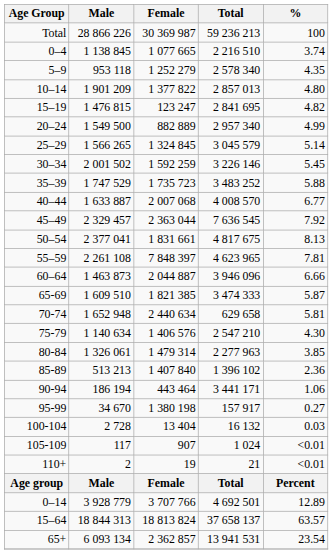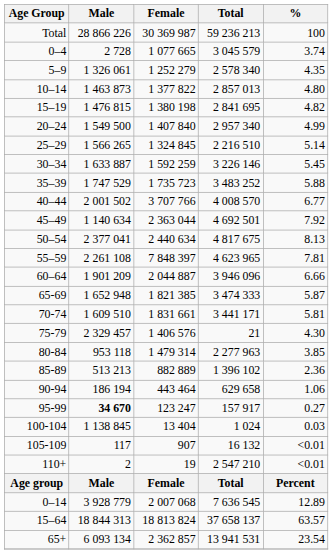(107, 51) 1 138 845 -> (118, 51) 2 728
(237, 51) 2 216 510 -> (237, 51) 3 045 579
(112, 70) 953 118 -> (107, 70) 1 326 061
(107, 88) 1 901 209 -> (107, 88) 1 463 873
(176, 107) 123 247 -> (172, 107) 1 380 198
(176, 126) 882 889 -> (172, 126) 1 407 840
(237, 145) 3 045 579 -> (237, 145) 2 216 510
(107, 164) 2 001 502 -> (107, 164) 1 633 887
(107, 201) 1 633 887 -> (107, 201) 2 001 502
(172, 201) 2 007 068 -> (172, 201) 3 707 766
(107, 220) 2 329 457 -> (107, 220) 1 140 634
(237, 220) 7 636 545 -> (237, 220) 4 692 501
(172, 239) 1 831 661 -> (172, 239) 2 440 634
(107, 276) 1 463 873 -> (107, 276) 1 901 209
(107, 295) 1 609 510 -> (107, 295) 1 652 948
(107, 314) 1 652 948 -> (107, 314) 1 609 510
(172, 314) 2 440 634 -> (172, 314) 1 831 661
(241, 314) 629 658 -> (237, 314) 3 441 171
(107, 333) 1 140 634 -> (107, 333) 2 329 457
(237, 333) 2 547 210 -> (254, 333) 21
(107, 351) 1 326 061 -> (112, 351) 953 118
(172, 370) 1 407 840 -> (176, 370) 882 889
(237, 389) 3 441 171 -> (241, 389) 629 658
(115, 408) normal -> (115, 408) bold
(172, 408) 1 380 198 -> (176, 408) 123 247
(118, 426) 2 728 -> (107, 426) 1 138 845
(244, 426) 16 132 -> (247, 426) 1 024
(247, 445) 1 024 -> (244, 445) 16 132
(254, 464) 21 -> (237, 464) 2 547 210
(172, 502) 3 707 766 -> (172, 502) 2 007 068
(237, 502) 4 692 501 -> (237, 502) 7 636 545
